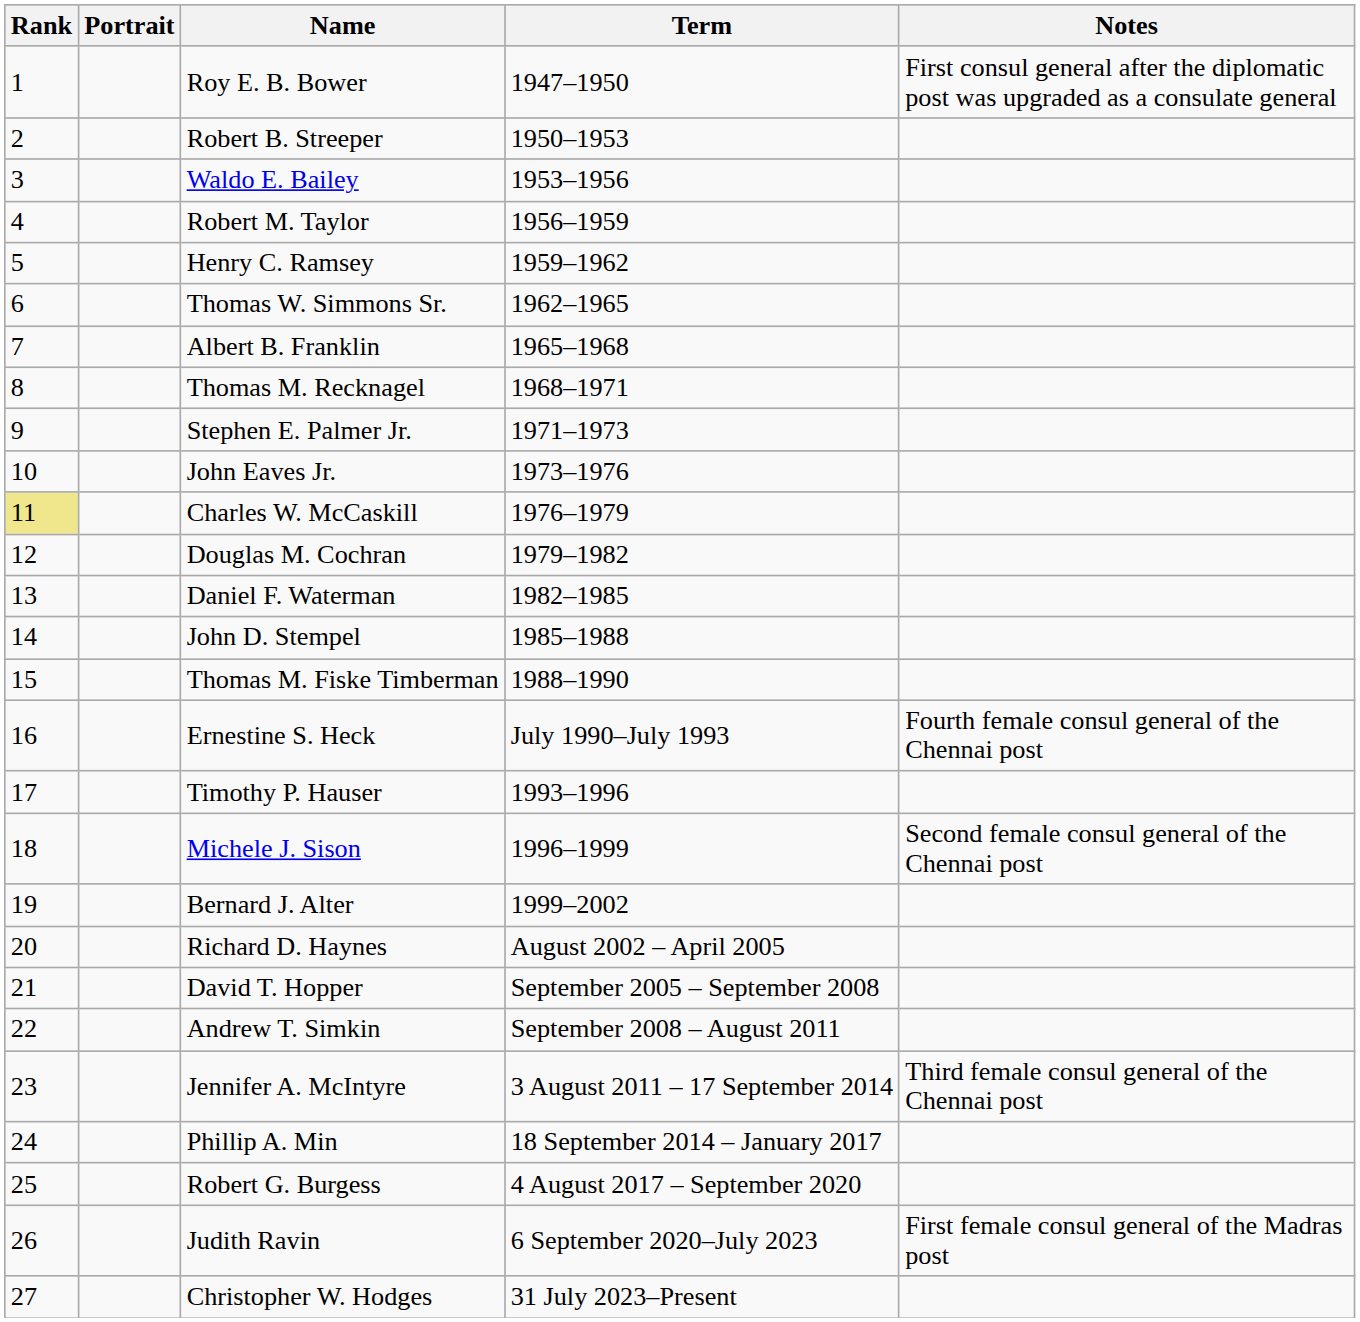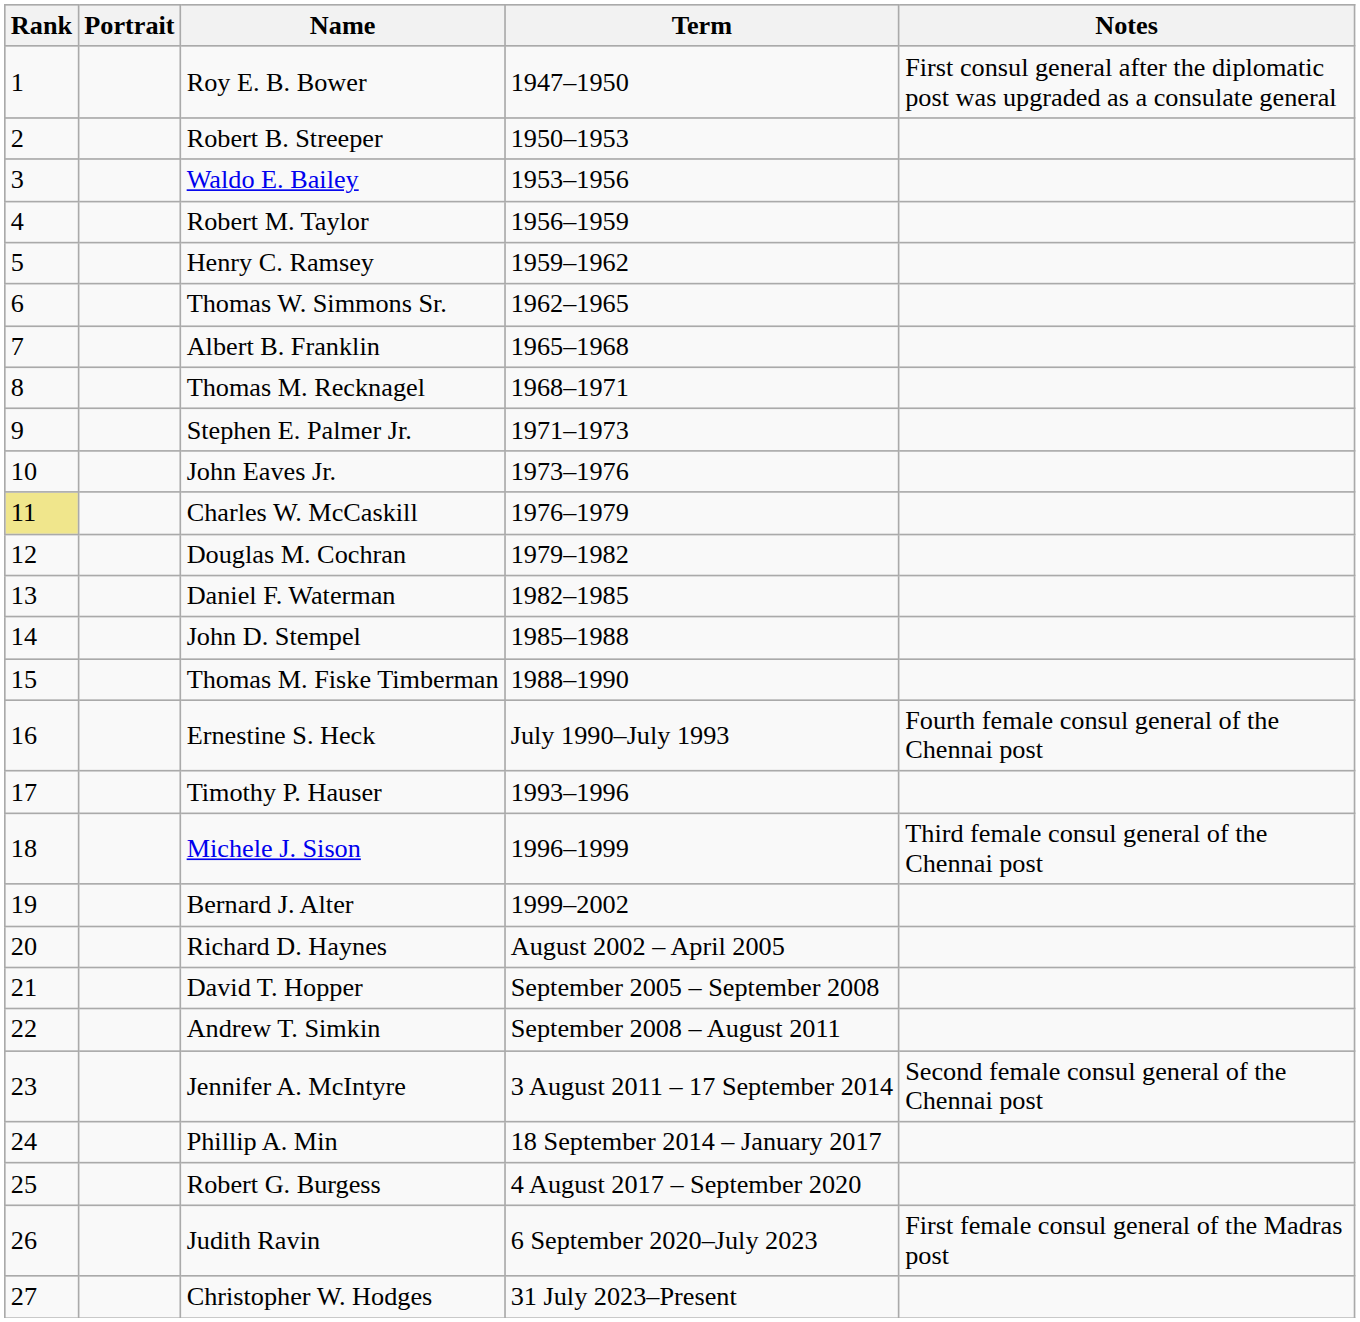(1096, 848) Second female consul general of the Chennai post -> (1086, 848) Third female consul general of the Chennai post
(1086, 1085) Third female consul general of the Chennai post -> (1096, 1085) Second female consul general of the Chennai post
